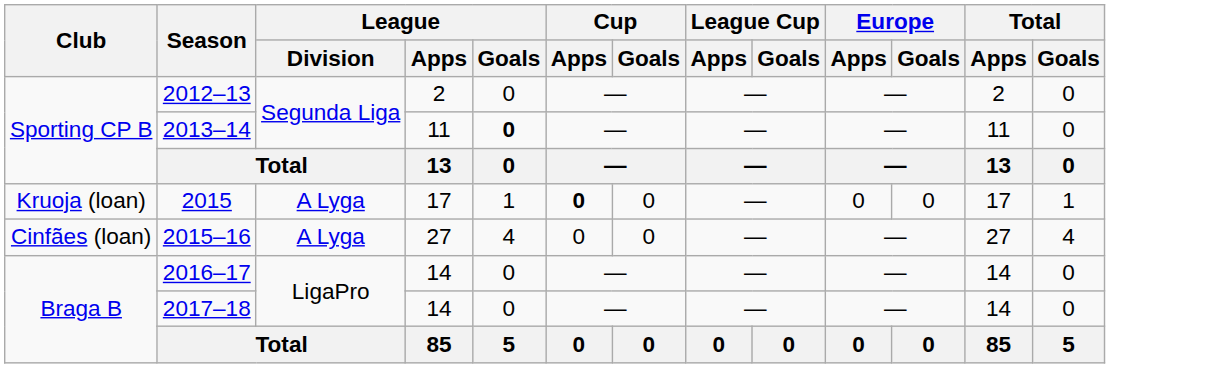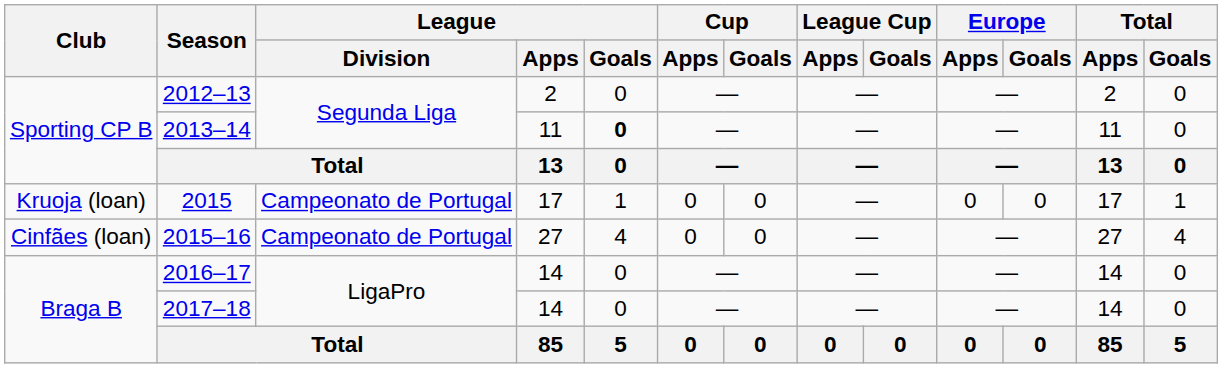(331, 201) A Lyga -> (387, 201) Campeonato de Portugal
(579, 201) bold -> (690, 201) normal
(331, 237) A Lyga -> (387, 237) Campeonato de Portugal
